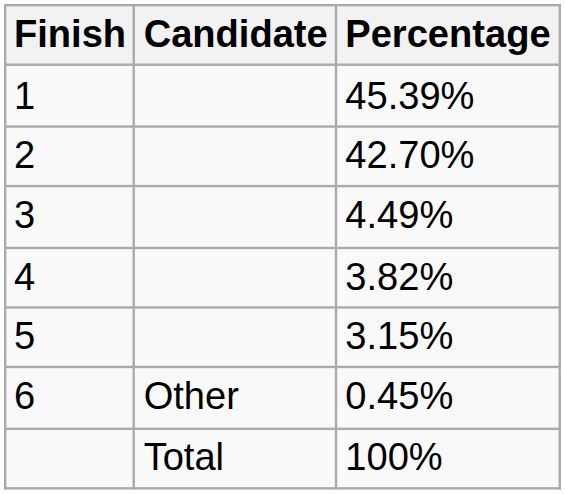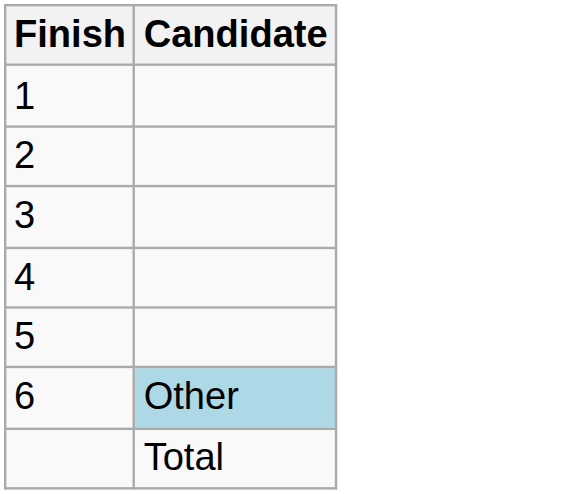- column: (448, 34)
(191, 397) no background -> (191, 397) lightblue background
